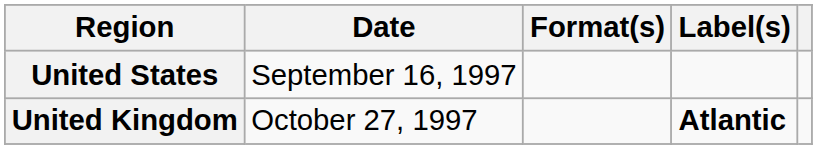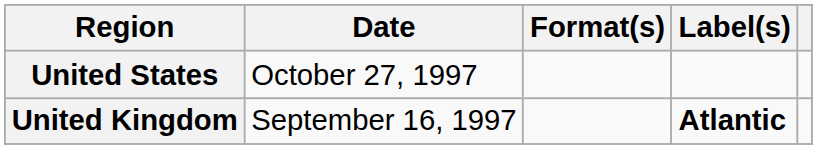(384, 74) September 16, 1997 -> (364, 74) October 27, 1997
(364, 120) October 27, 1997 -> (384, 120) September 16, 1997
